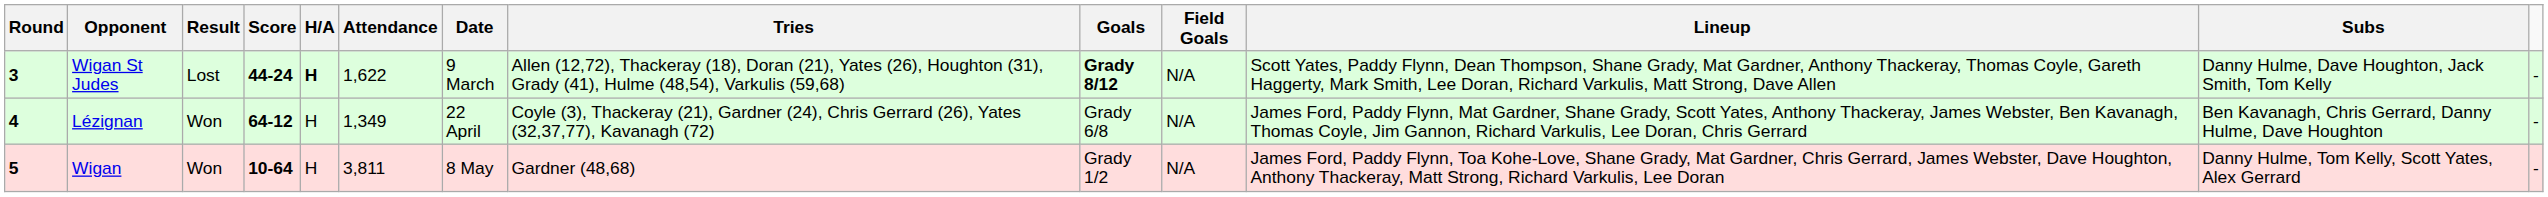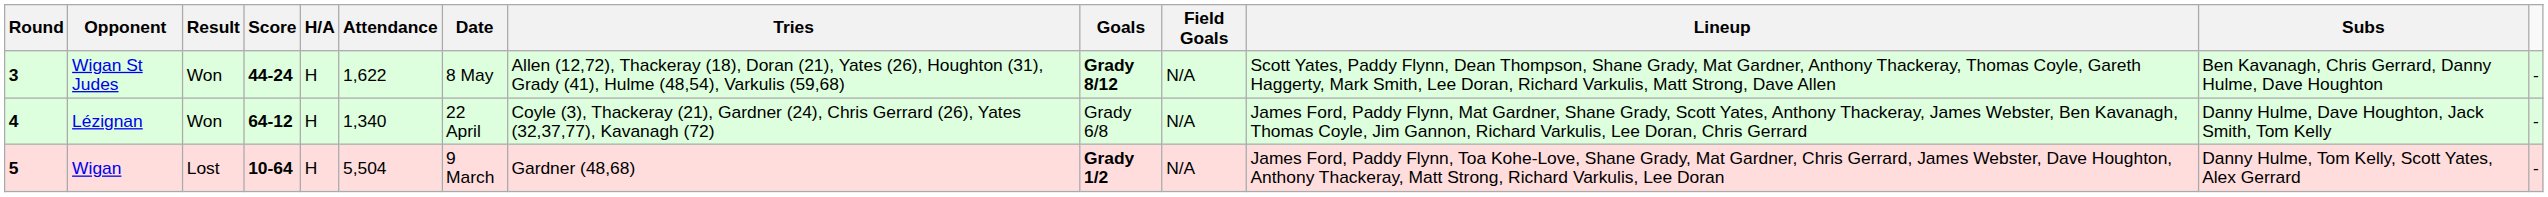(203, 74) Lost -> (204, 74) Won
(311, 74) bold -> (311, 74) normal
(470, 74) 9 March -> (470, 74) 8 May
(2343, 74) Danny Hulme, Dave Houghton, Jack Smith, Tom Kelly -> (2347, 74) Ben Kavanagh, Chris Gerrard, Danny Hulme, Dave Houghton
(365, 121) 1,349 -> (365, 121) 1,340
(2347, 121) Ben Kavanagh, Chris Gerrard, Danny Hulme, Dave Houghton -> (2343, 121) Danny Hulme, Dave Houghton, Jack Smith, Tom Kelly
(204, 167) Won -> (203, 167) Lost
(364, 167) 3,811 -> (365, 167) 5,504
(470, 167) 8 May -> (470, 167) 9 March
(1108, 167) normal -> (1109, 167) bold
